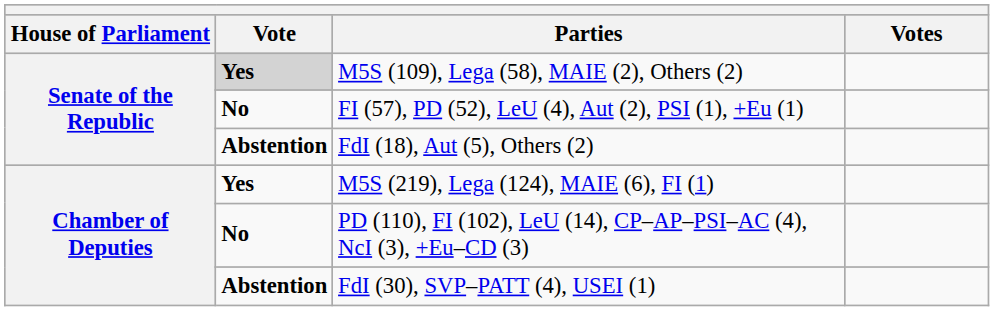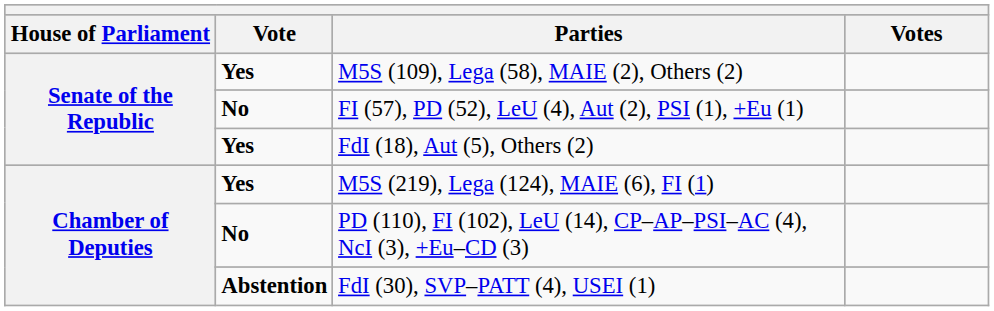(238, 71) lightgrey background -> (238, 71) no background
(274, 145) Abstention -> (238, 145) Yes
